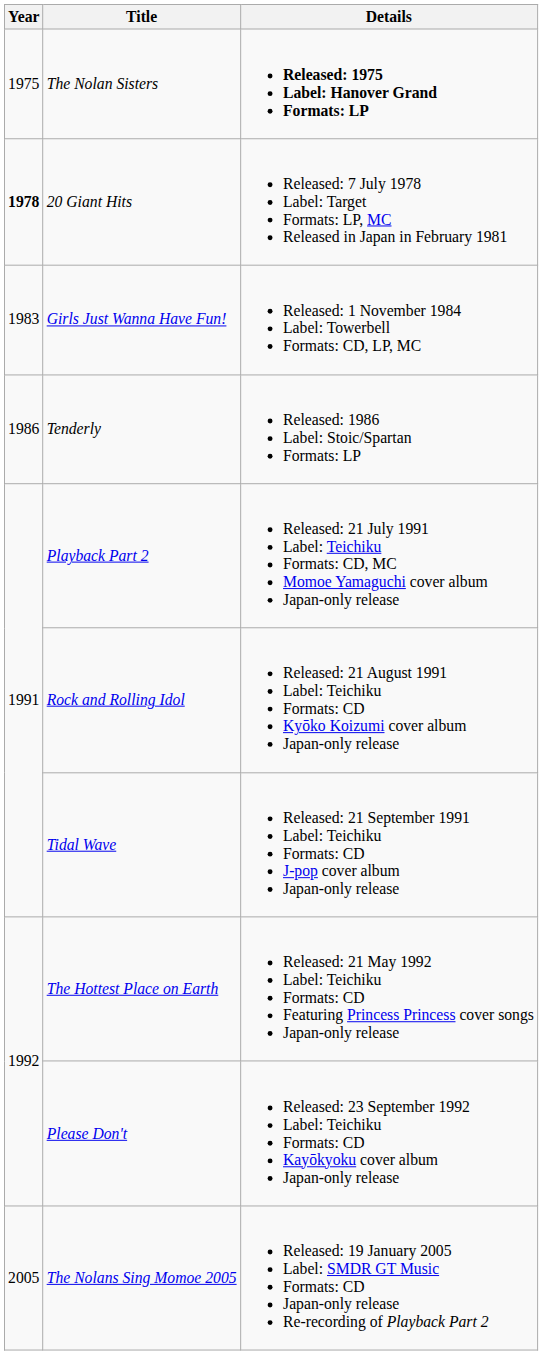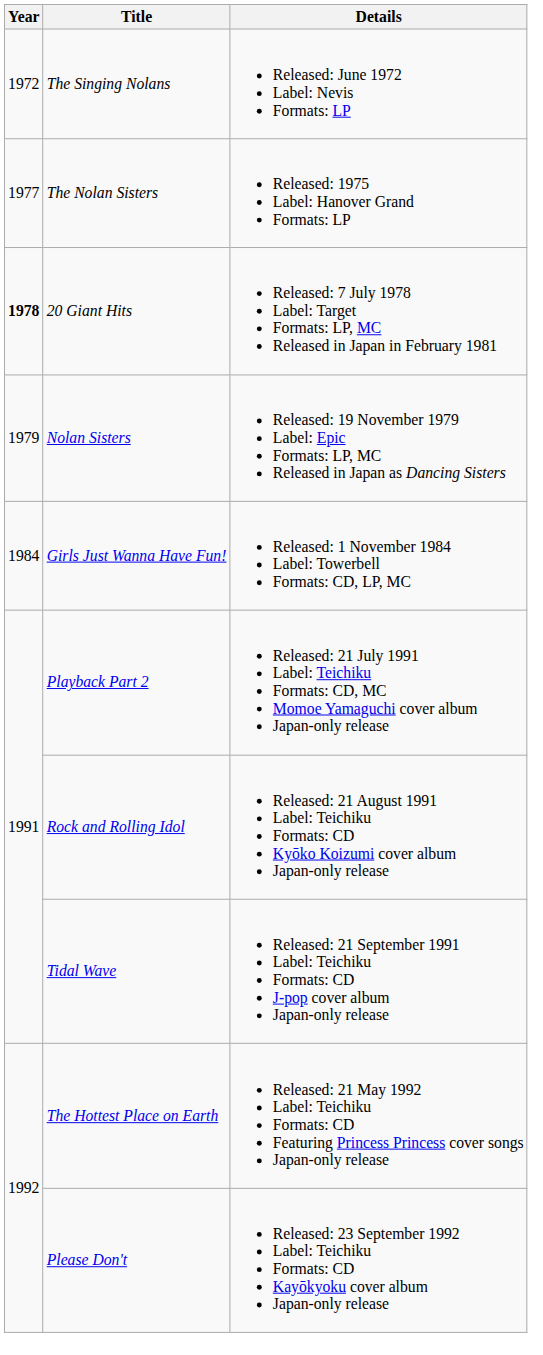+ row: (109, 83)
(24, 83) 1975 -> (24, 193) 1977
(389, 93) bold -> (379, 202) normal
+ row: (89, 437)
(24, 319) 1983 -> (24, 555) 1984
- row: (74, 429)
- row: (142, 1277)
